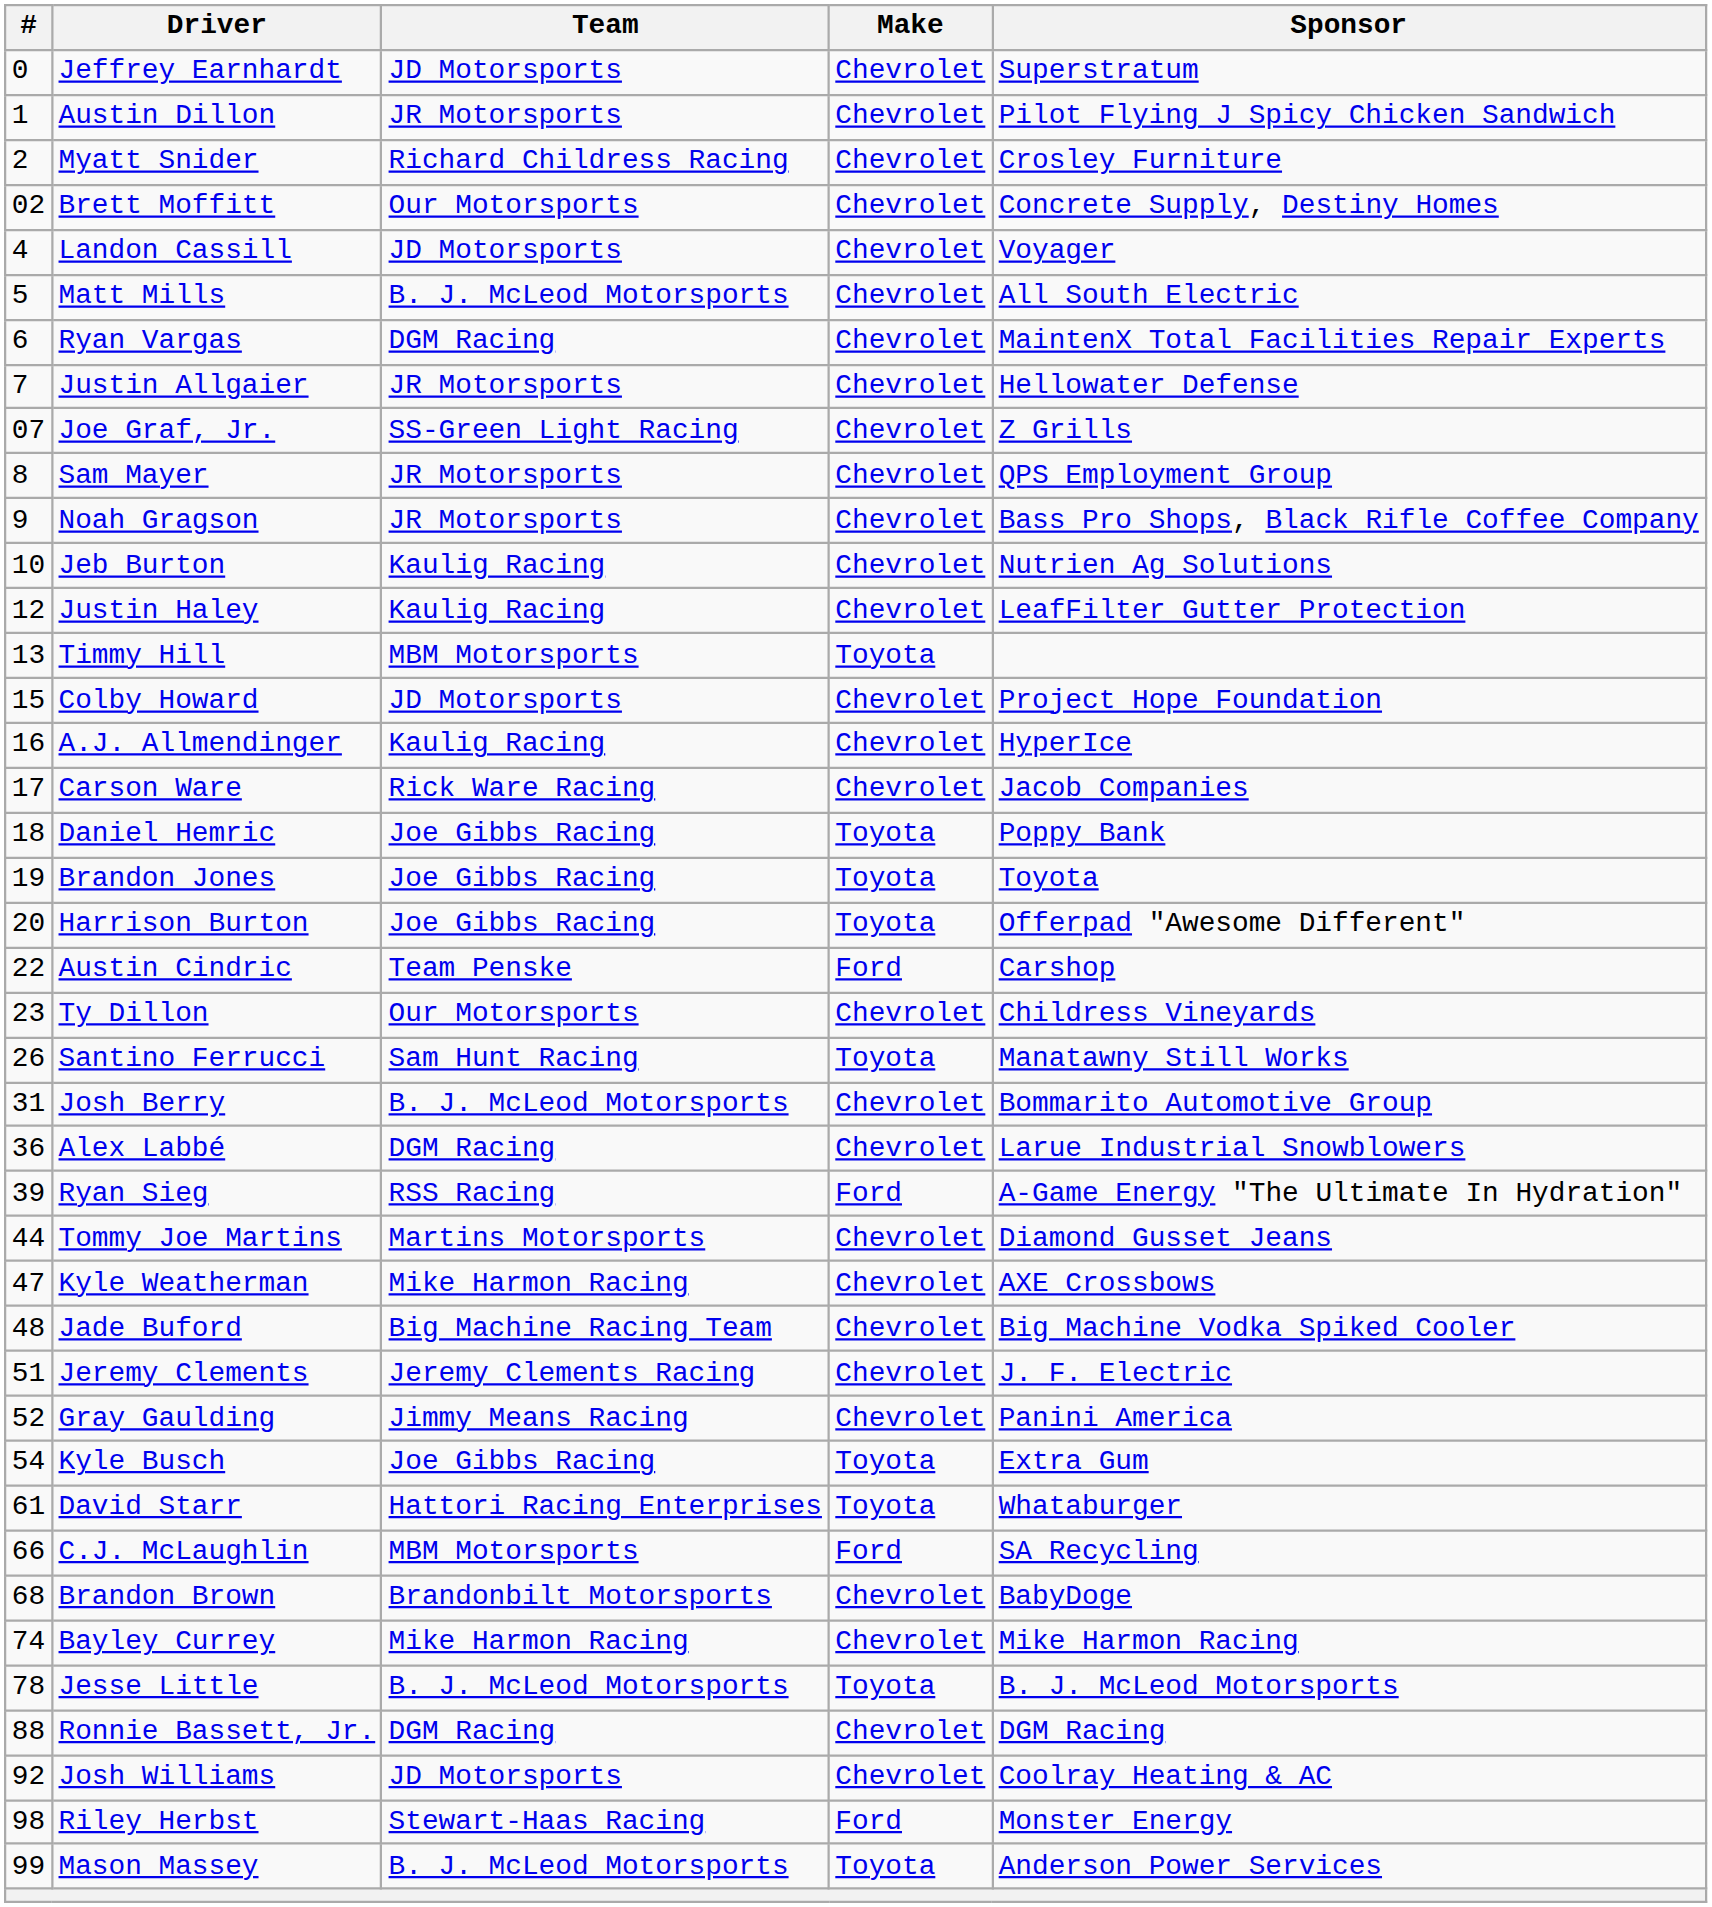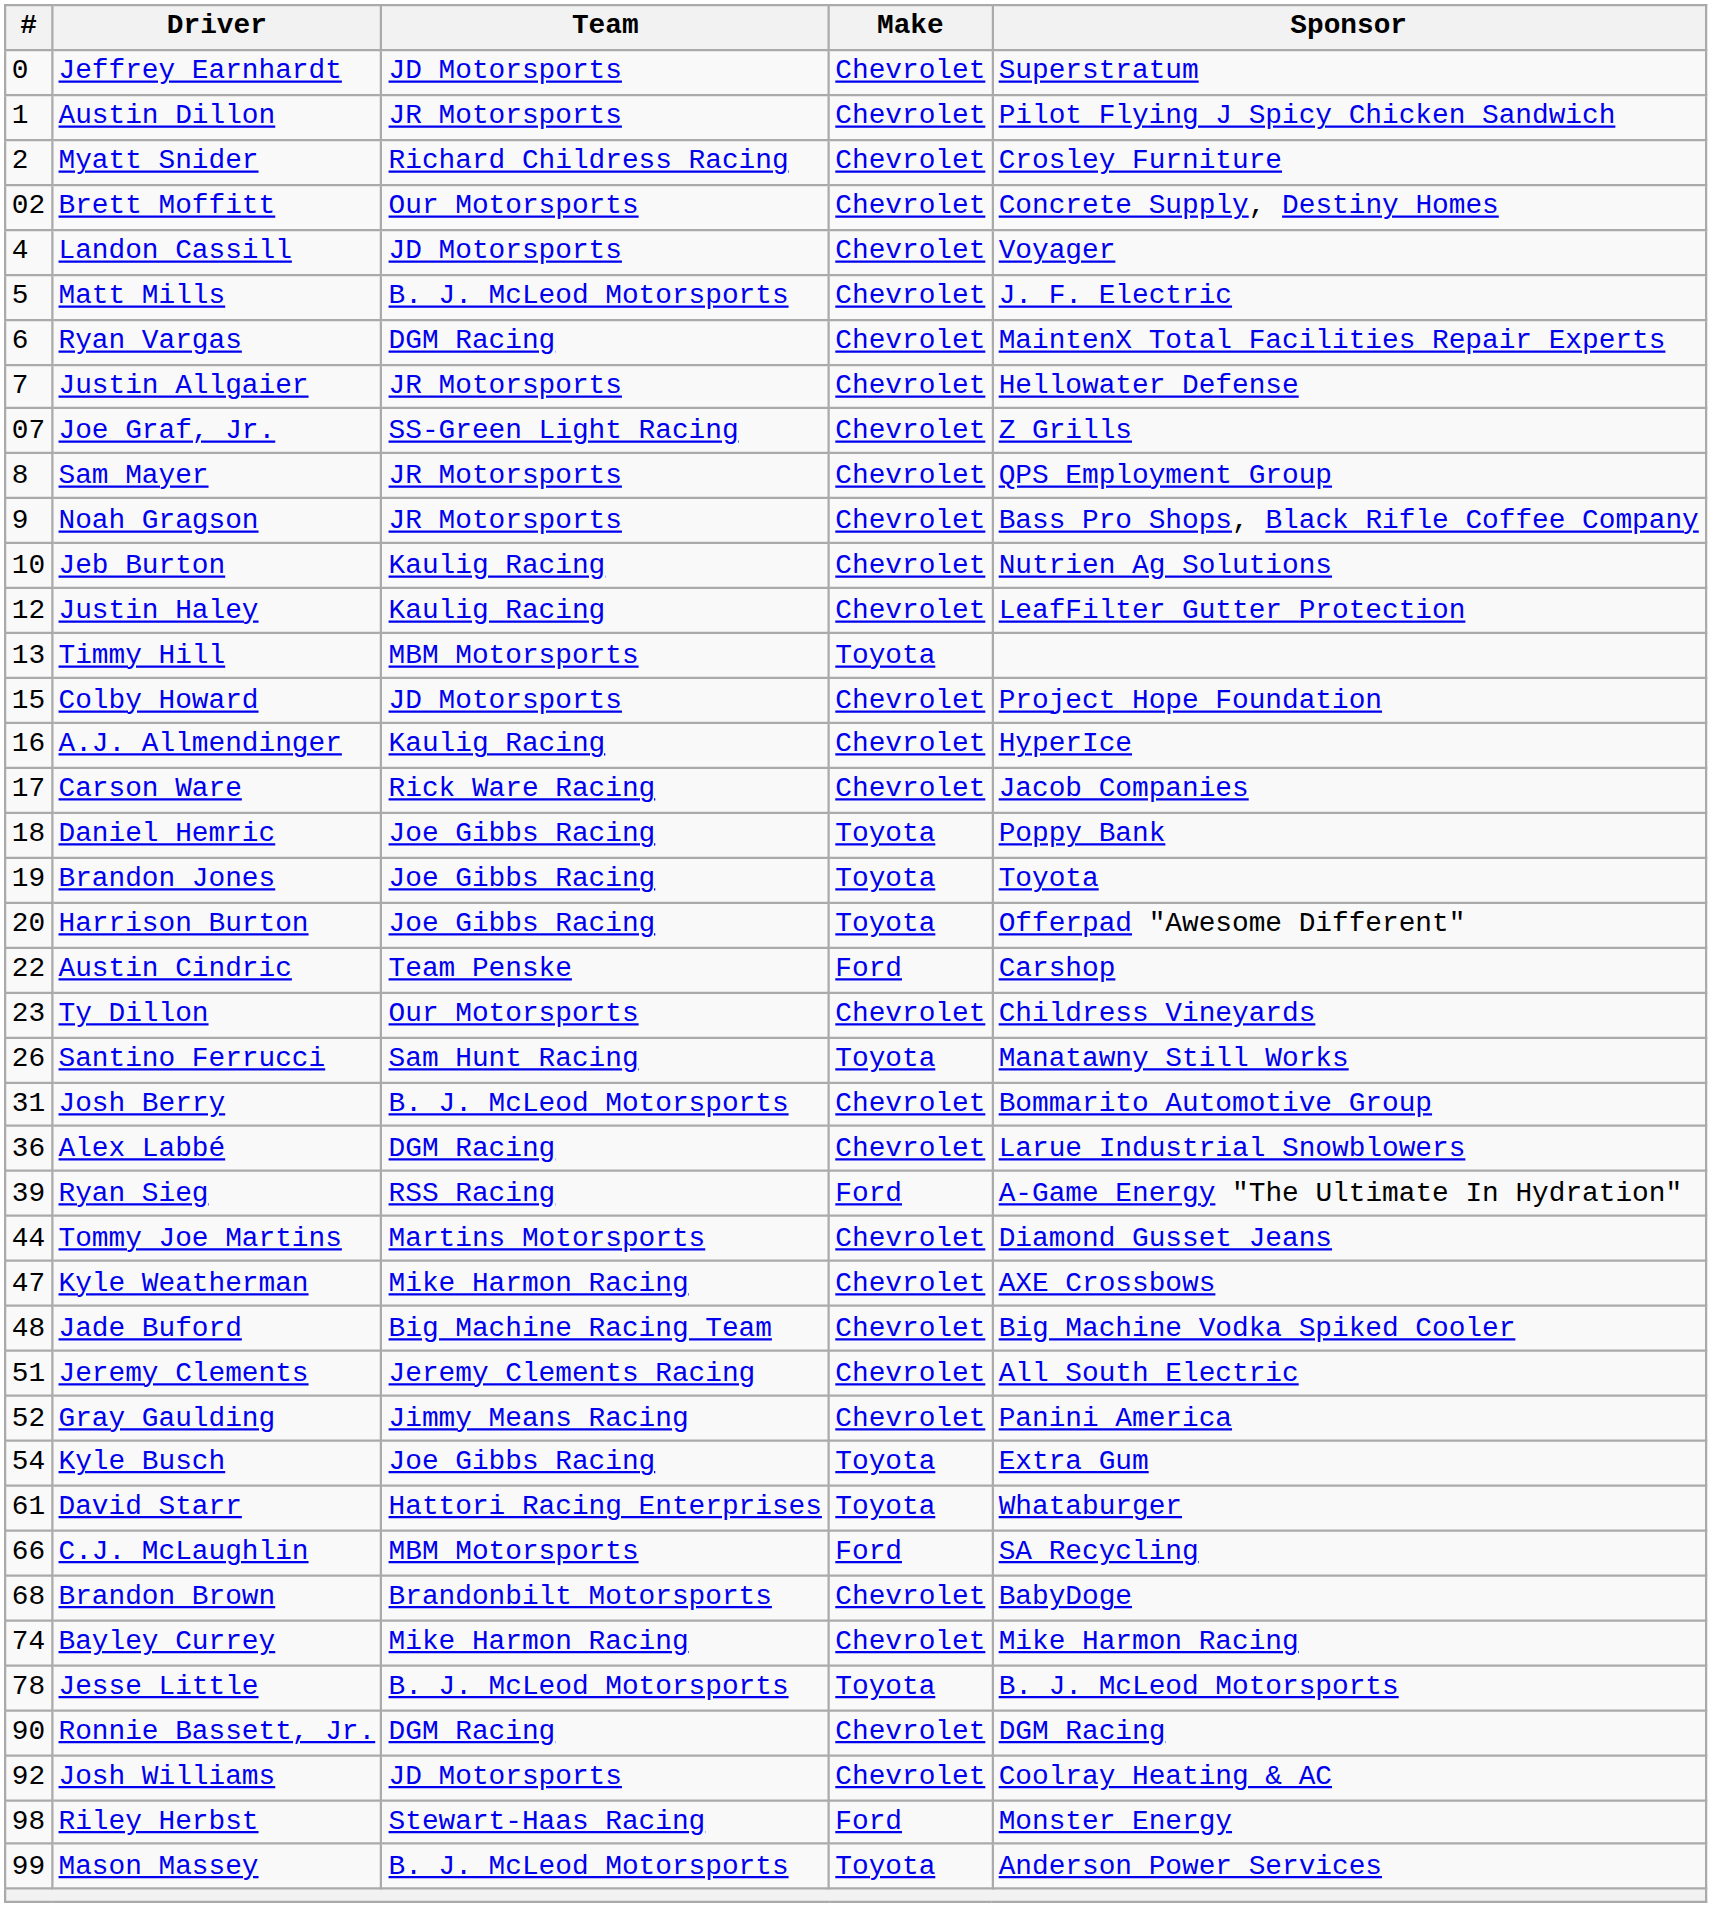(1149, 297) All South Electric -> (1115, 297) J. F. Electric
(1115, 1374) J. F. Electric -> (1149, 1374) All South Electric
(28, 1733) 88 -> (28, 1733) 90
